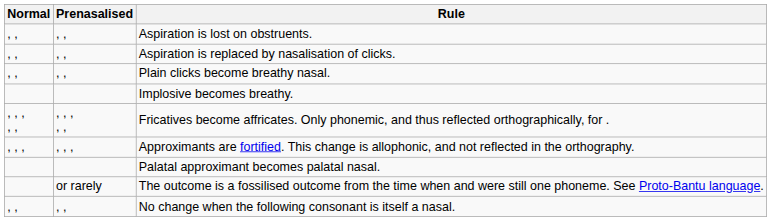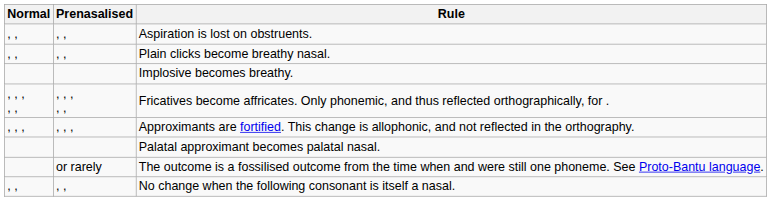- row: (267, 53)
